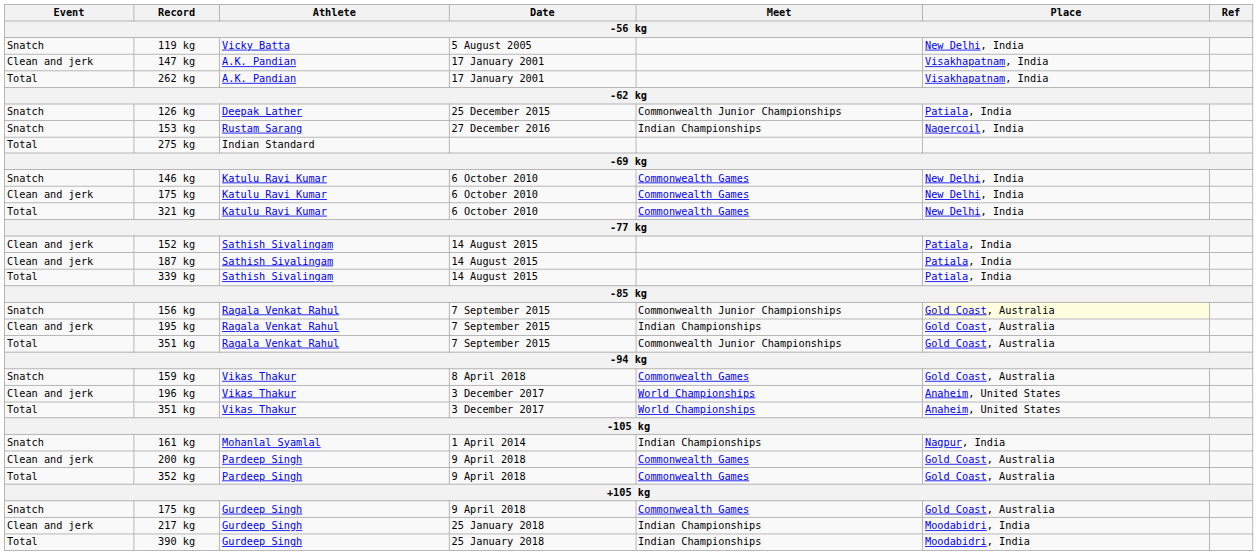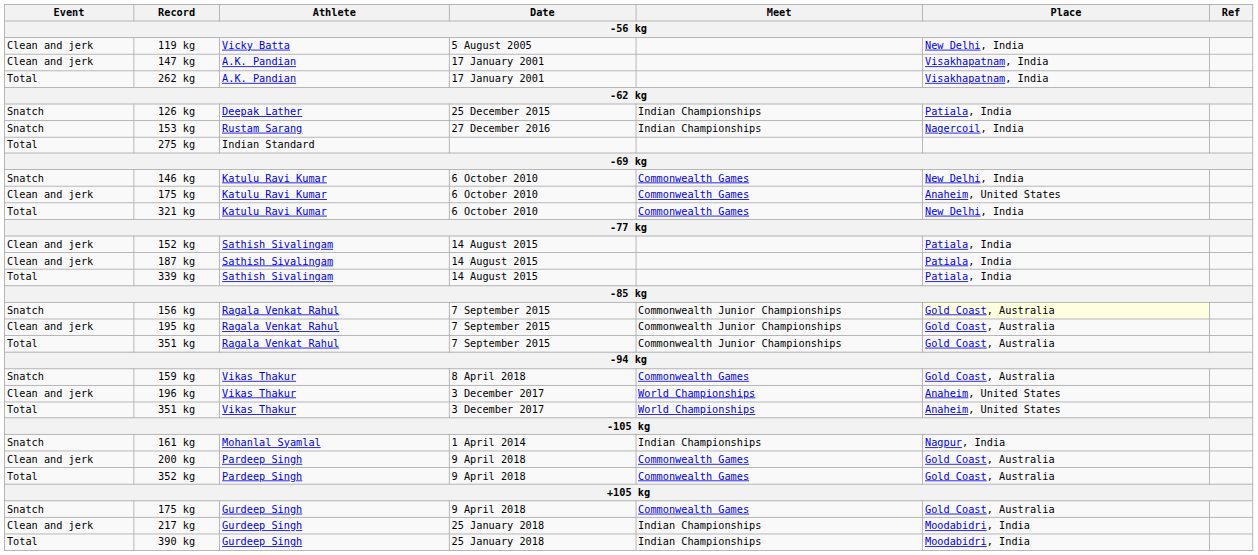(25, 46) Snatch -> (50, 46) Clean and jerk
(740, 112) Commonwealth Junior Championships -> (700, 112) Indian Championships
(974, 195) New Delhi, India -> (993, 195) Anaheim, United States
(700, 327) Indian Championships -> (740, 327) Commonwealth Junior Championships
